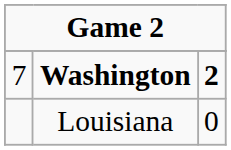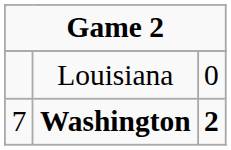rows swapped: (115, 121) <-> (115, 74)
